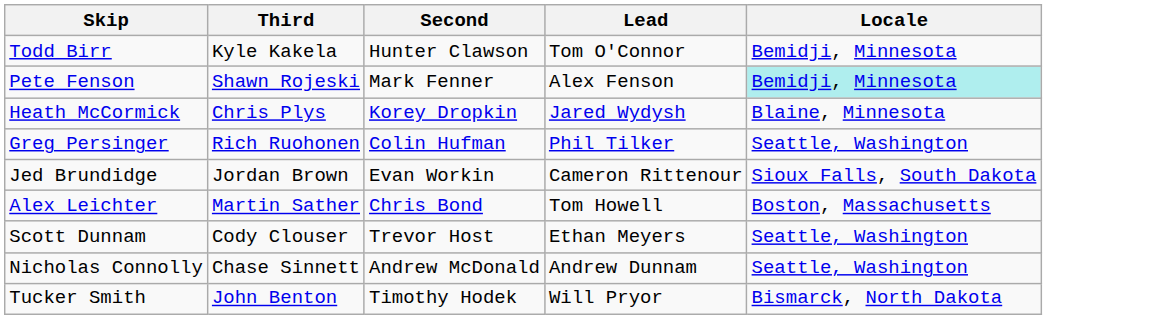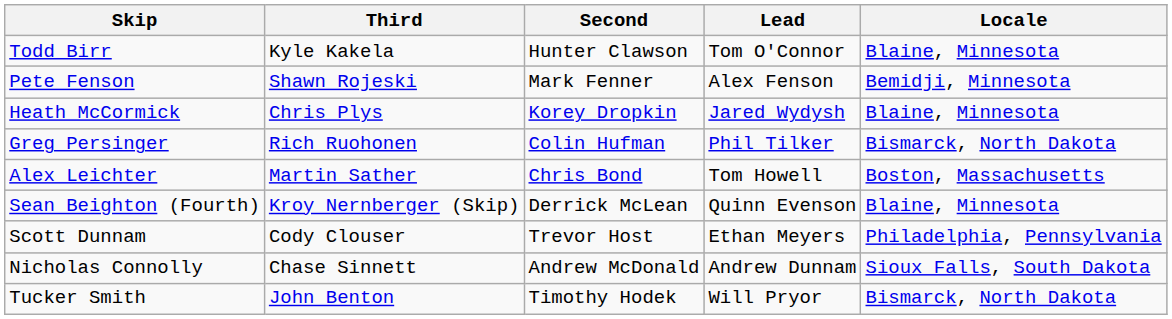(854, 51) Bemidji, Minnesota -> (962, 51) Blaine, Minnesota
(854, 82) paleturquoise background -> (968, 82) no background
(860, 144) Seattle, Washington -> (991, 144) Bismarck, North Dakota
- row: (83, 175)
+ row: (135, 206)
(860, 237) Seattle, Washington -> (1014, 237) Philadelphia, Pennsylvania
(860, 268) Seattle, Washington -> (1008, 268) Sioux Falls, South Dakota
